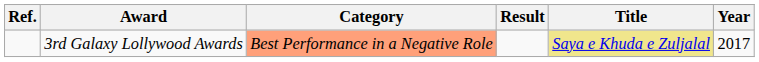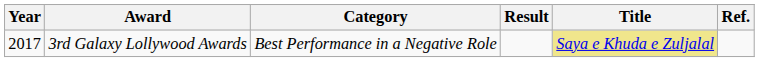columns swapped: (734, 17) <-> (23, 17)
(372, 43) lightsalmon background -> (376, 43) no background
